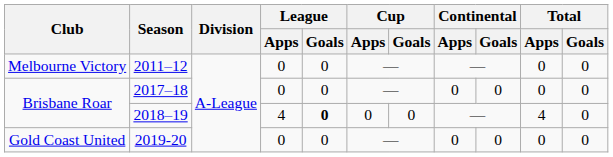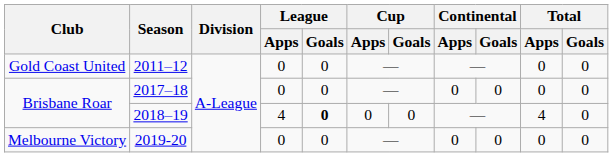(67, 66) Melbourne Victory -> (67, 66) Gold Coast United
(67, 139) Gold Coast United -> (67, 139) Melbourne Victory
